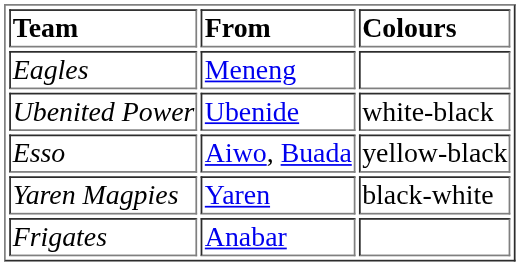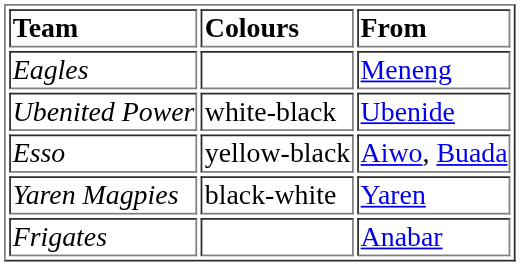columns swapped: (409, 27) <-> (238, 27)
